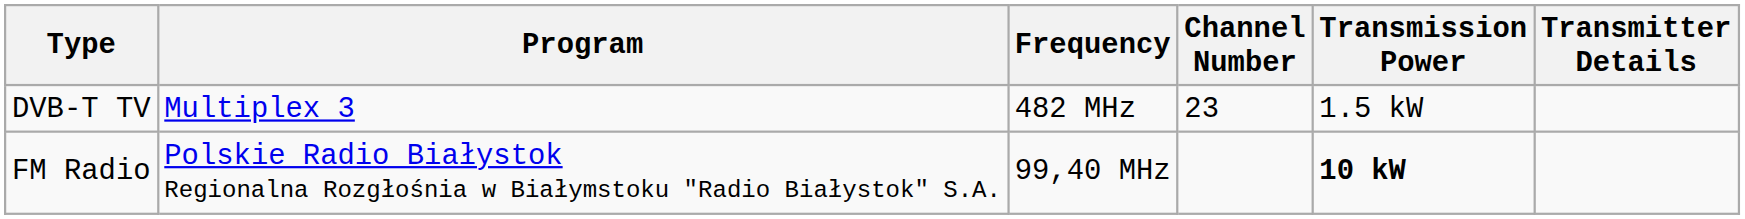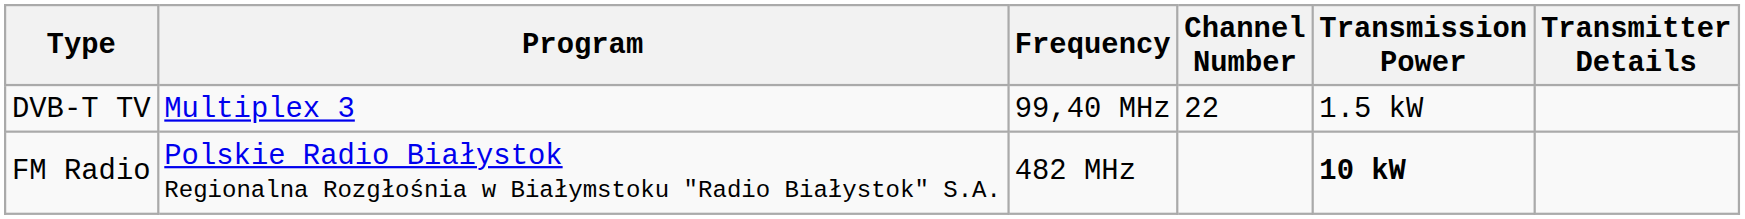(1075, 109) 482 MHz -> (1093, 109) 99,40 MHz
(1202, 109) 23 -> (1202, 109) 22
(1093, 173) 99,40 MHz -> (1075, 173) 482 MHz
